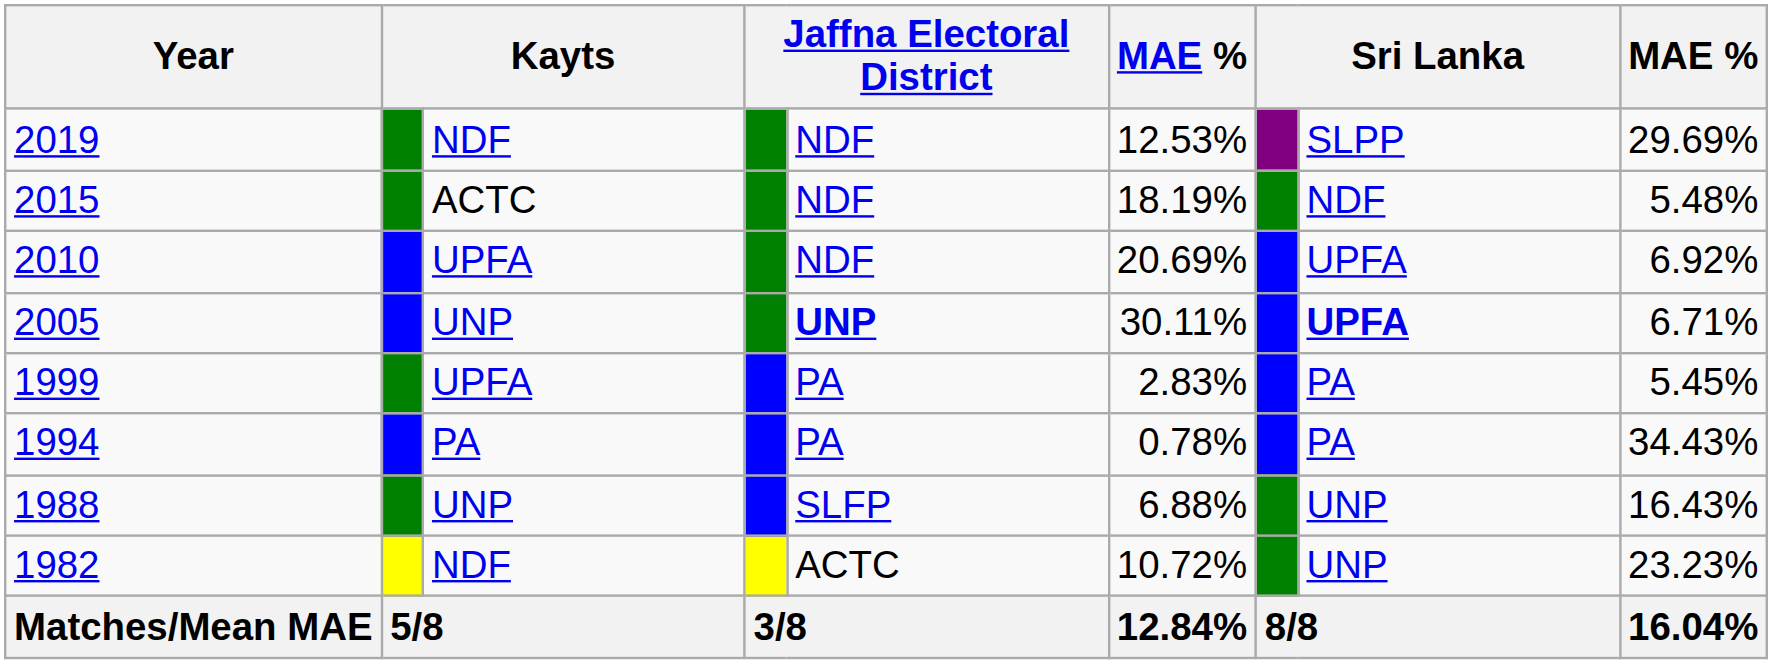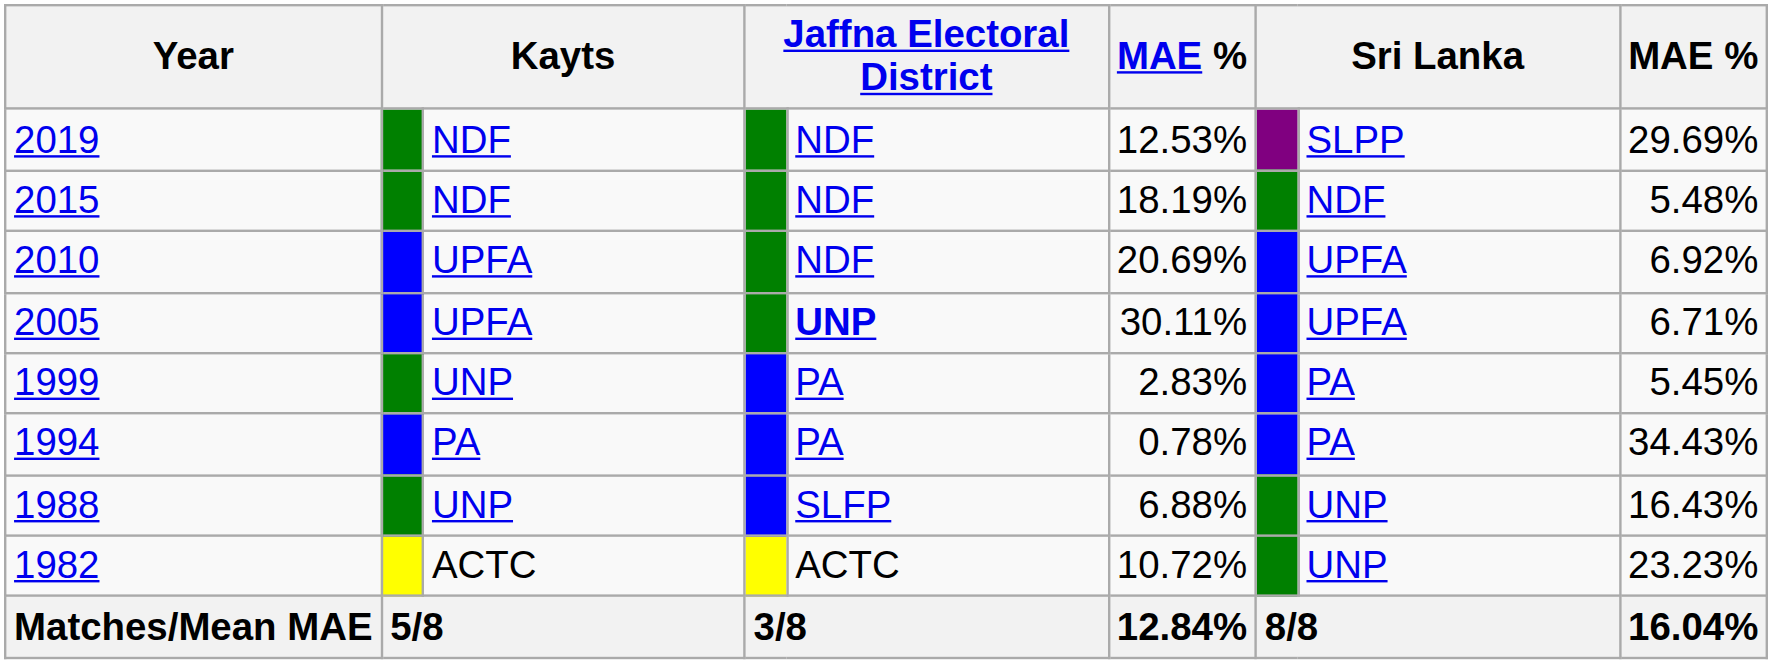(484, 199) ACTC -> (471, 199) NDF
(472, 321) UNP -> (482, 321) UPFA
(1358, 321) bold -> (1357, 321) normal
(482, 382) UPFA -> (472, 382) UNP
(471, 565) NDF -> (484, 565) ACTC
